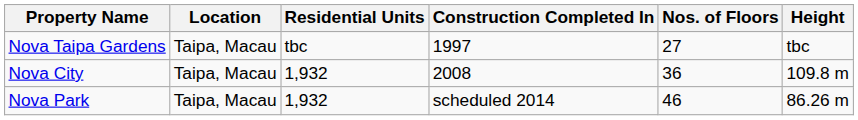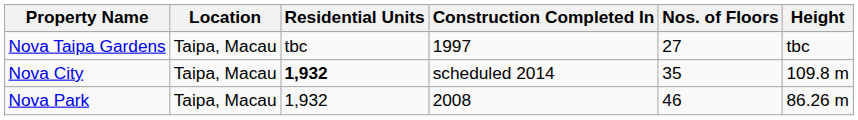(306, 73) normal -> (306, 73) bold
(452, 73) 2008 -> (494, 73) scheduled 2014
(672, 73) 36 -> (672, 73) 35
(494, 100) scheduled 2014 -> (452, 100) 2008
